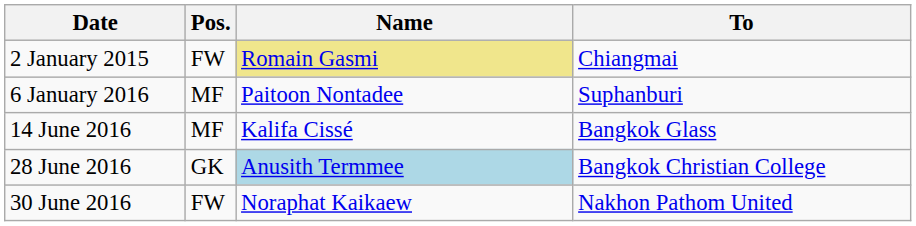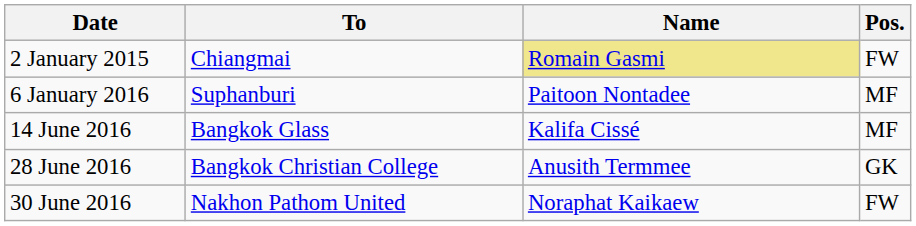columns swapped: (211, 22) <-> (741, 22)
(322, 166) lightblue background -> (609, 166) no background
